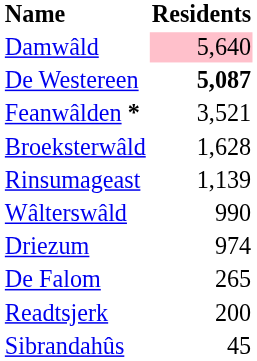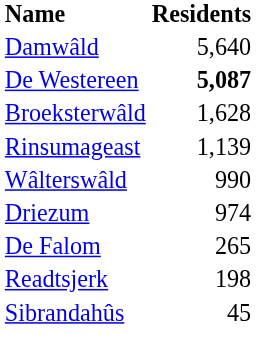(224, 47) pink background -> (224, 47) no background
- row: (72, 113)
(233, 312) 200 -> (233, 279) 198
